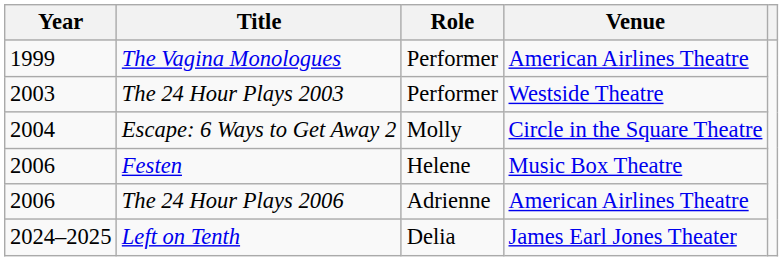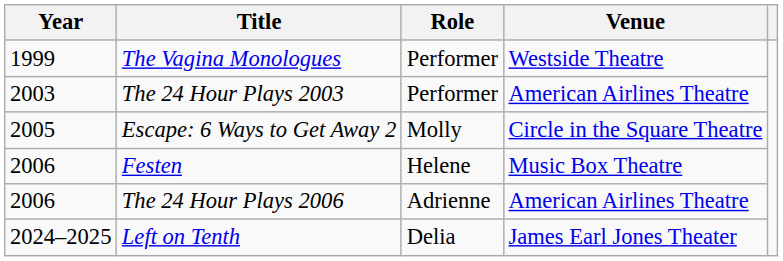(629, 58) American Airlines Theatre -> (586, 58) Westside Theatre
(586, 93) Westside Theatre -> (629, 93) American Airlines Theatre
(32, 129) 2004 -> (32, 129) 2005
